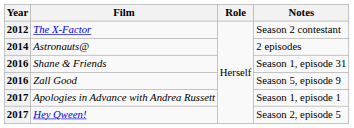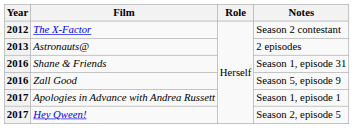(18, 47) 2014 -> (18, 47) 2013
